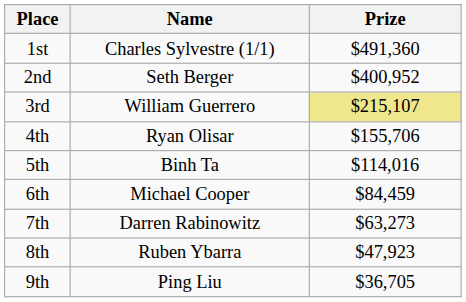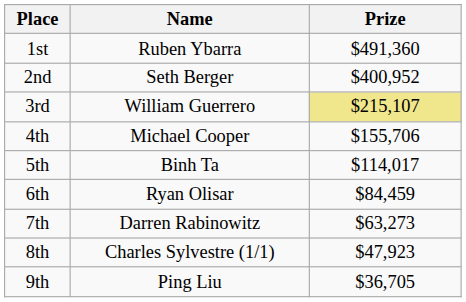(190, 48) Charles Sylvestre (1/1) -> (190, 48) Ruben Ybarra
(190, 135) Ryan Olisar -> (190, 135) Michael Cooper
(385, 164) $114,016 -> (385, 164) $114,017
(190, 194) Michael Cooper -> (190, 194) Ryan Olisar
(190, 252) Ruben Ybarra -> (190, 252) Charles Sylvestre (1/1)
